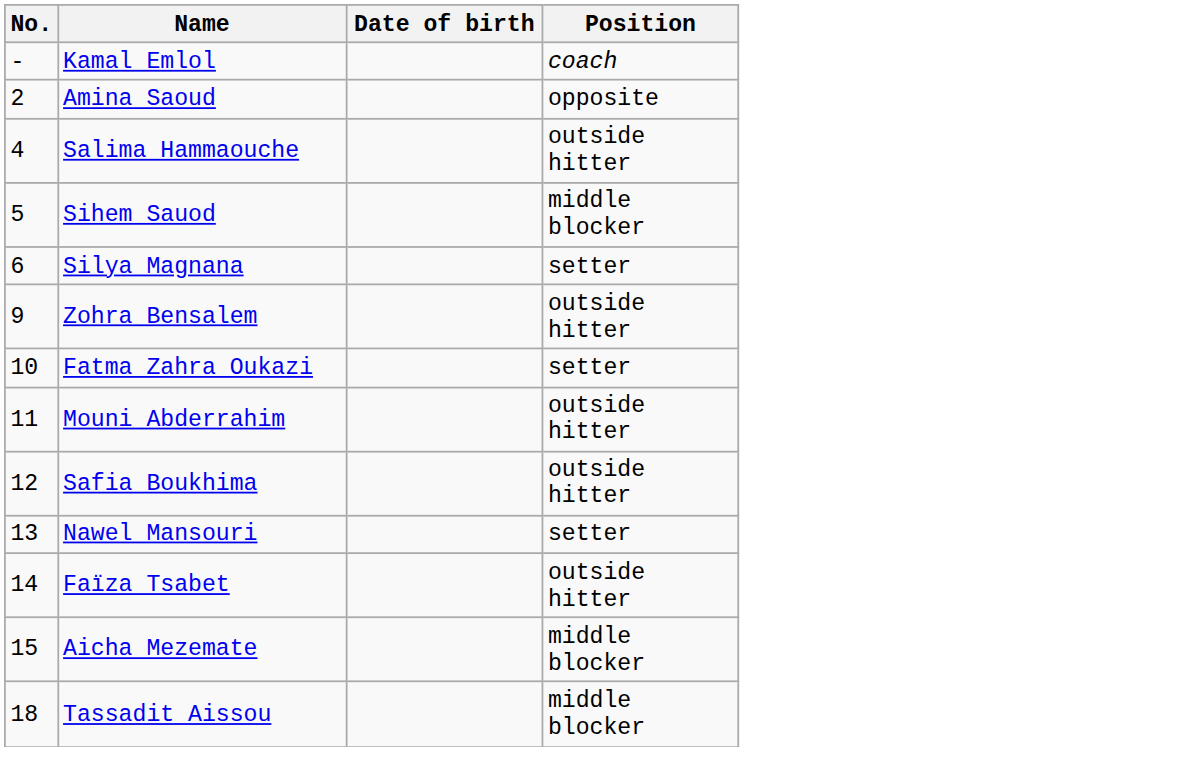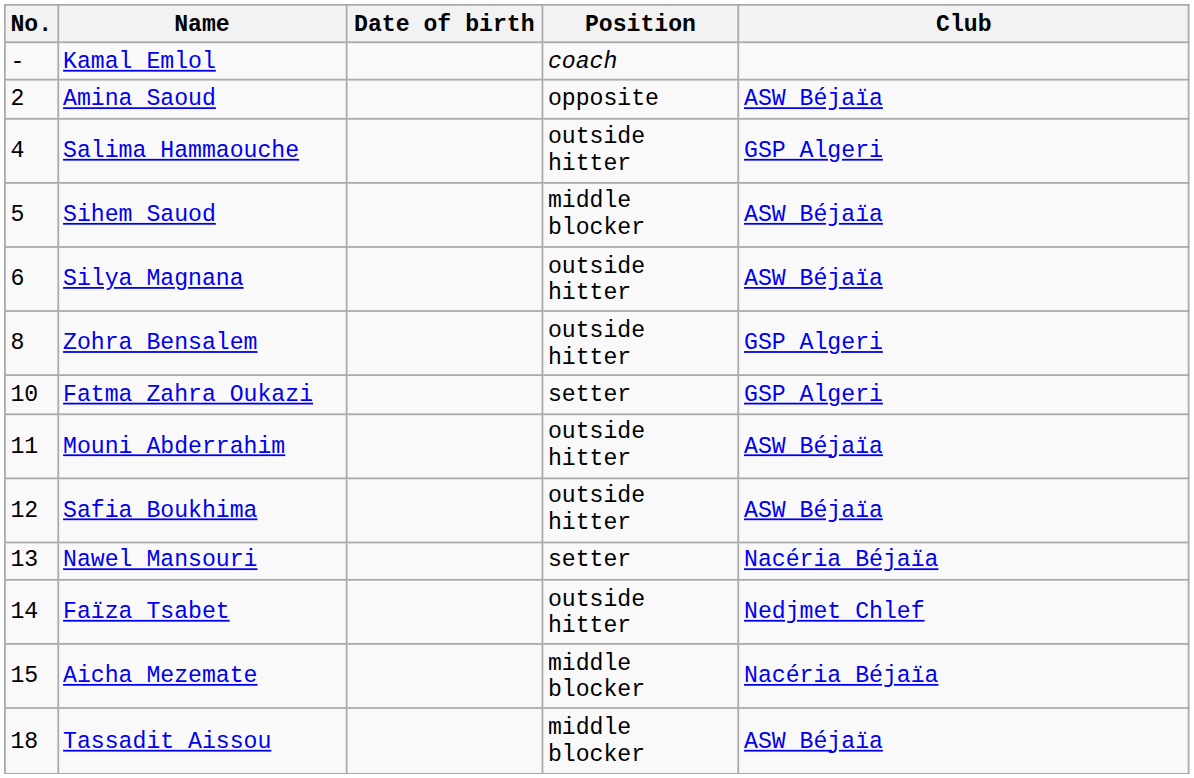+ column: (964, 24)
(590, 266) setter -> (597, 279) outside hitter
(17, 317) 9 -> (17, 343) 8
